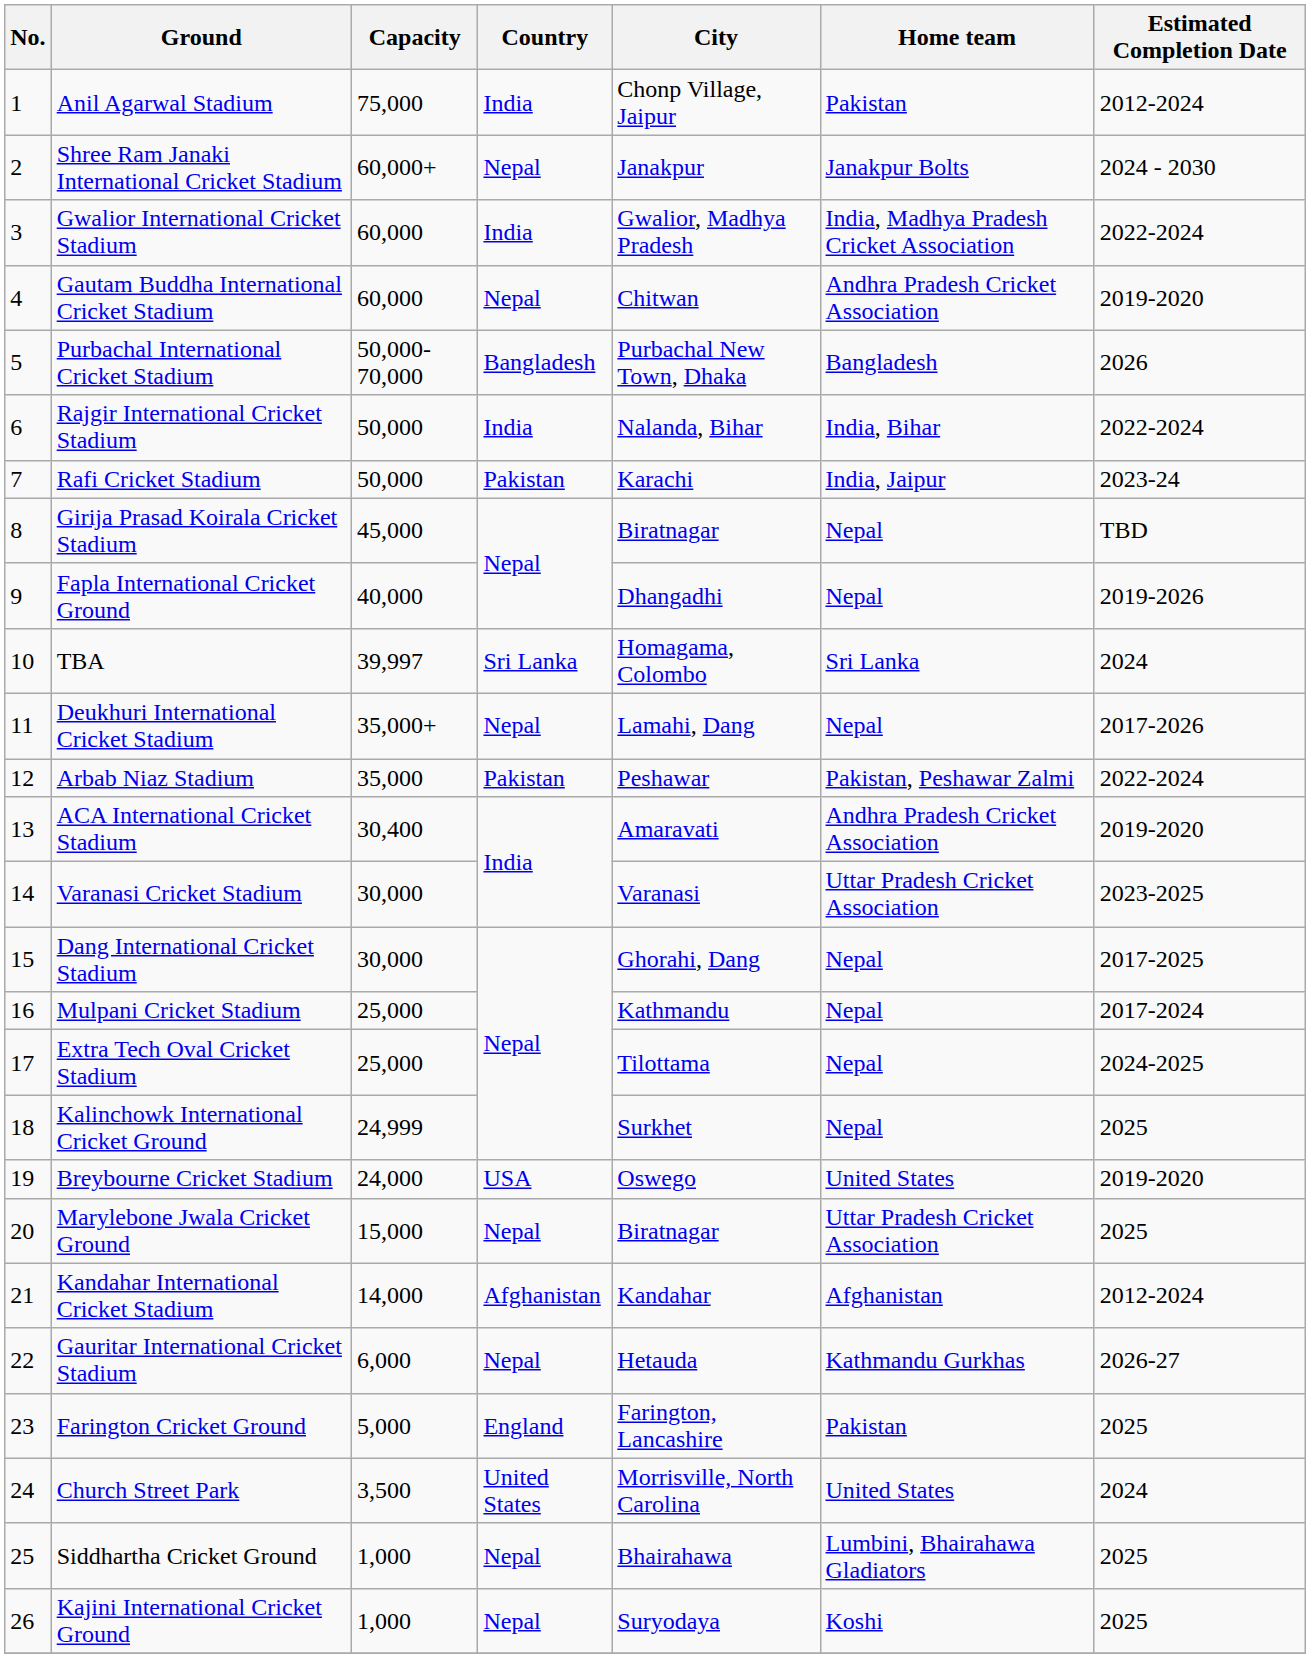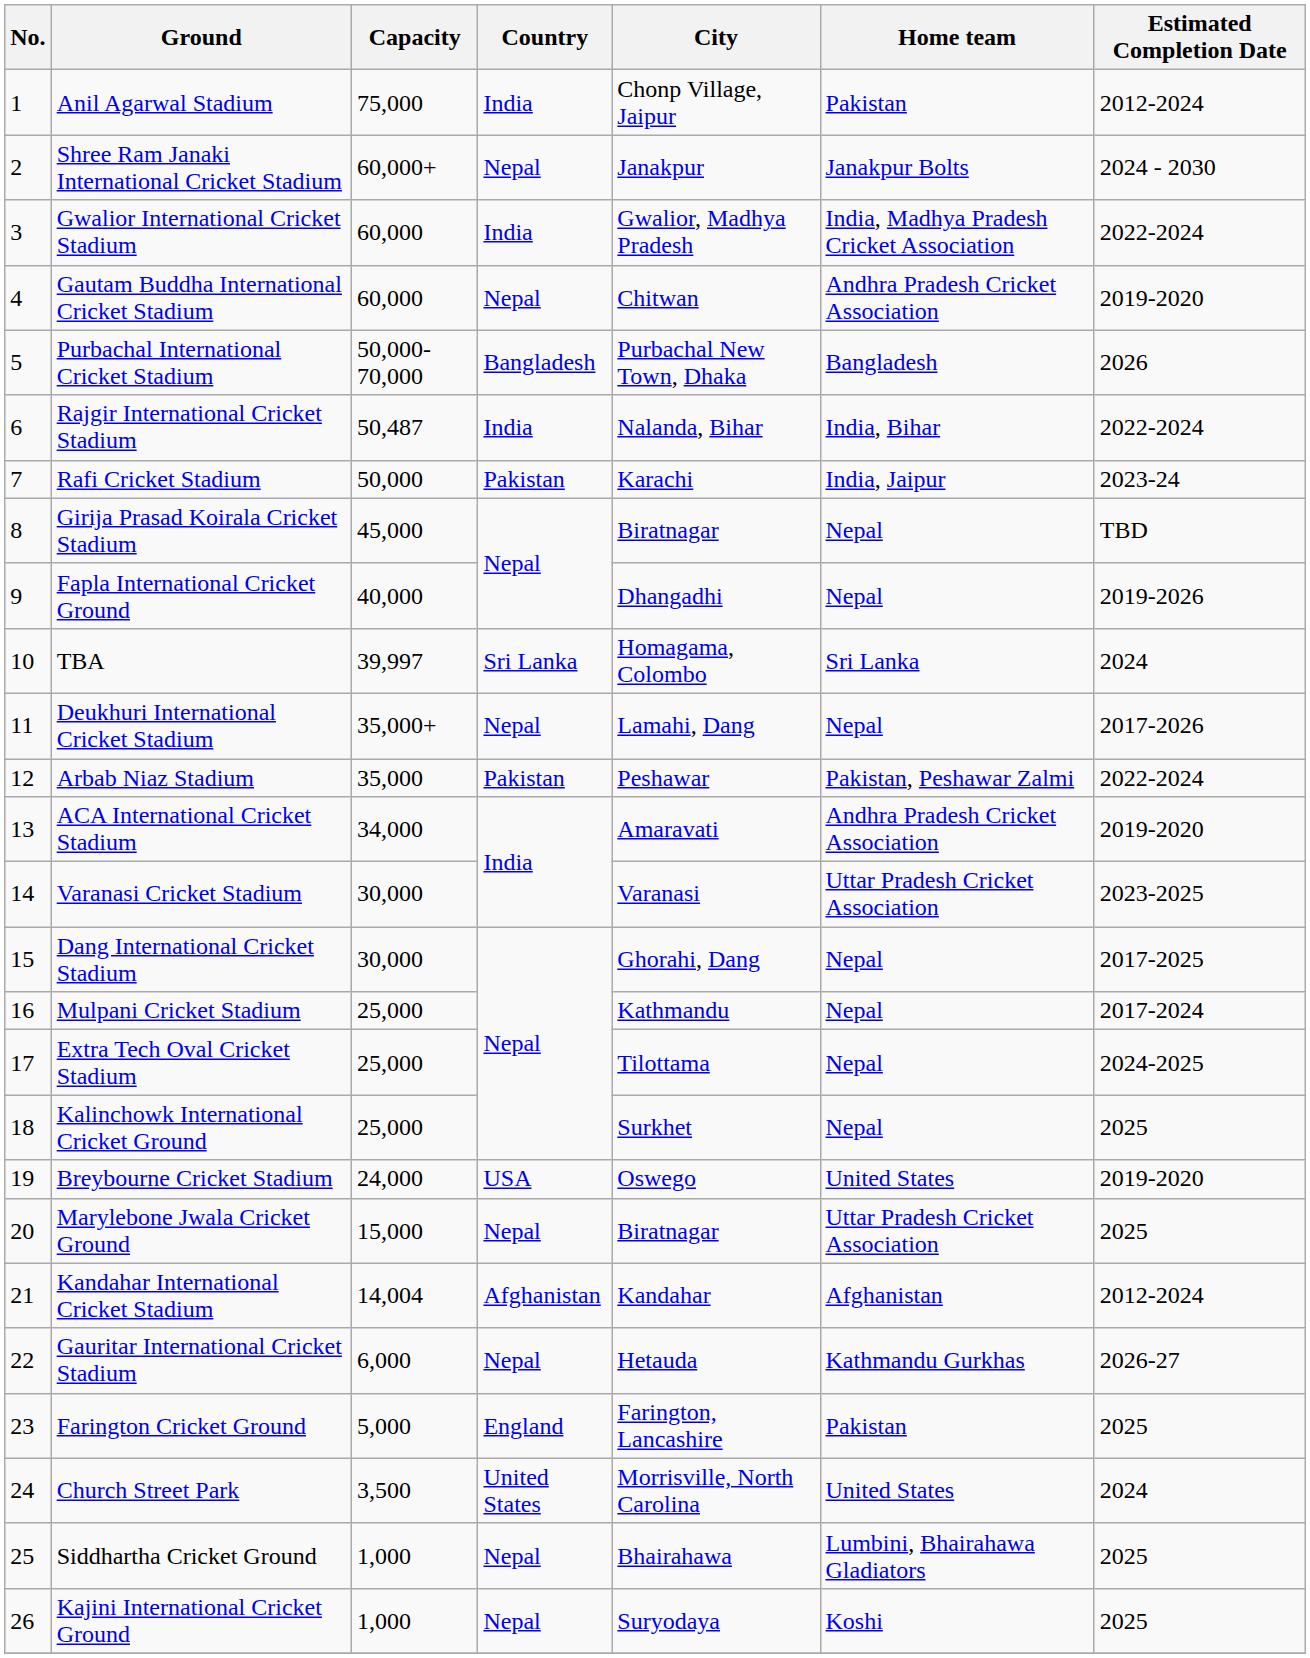(390, 427) 50,000 -> (390, 427) 50,487
(390, 828) 30,400 -> (390, 828) 34,000
(390, 1127) 24,999 -> (390, 1127) 25,000
(390, 1295) 14,000 -> (390, 1295) 14,004
